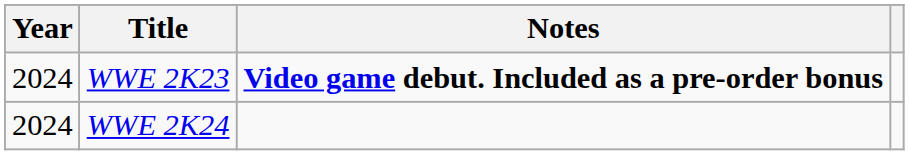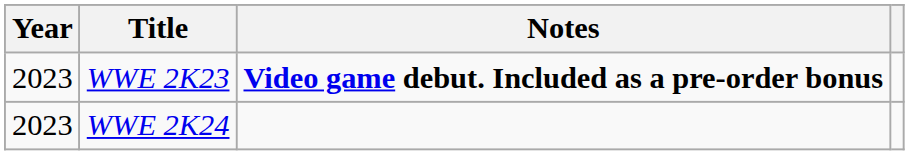(42, 76) 2024 -> (42, 76) 2023
(42, 125) 2024 -> (42, 125) 2023
